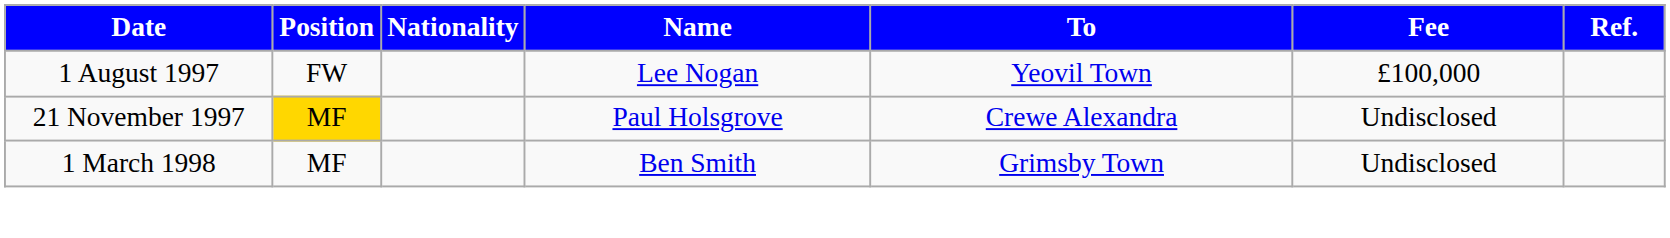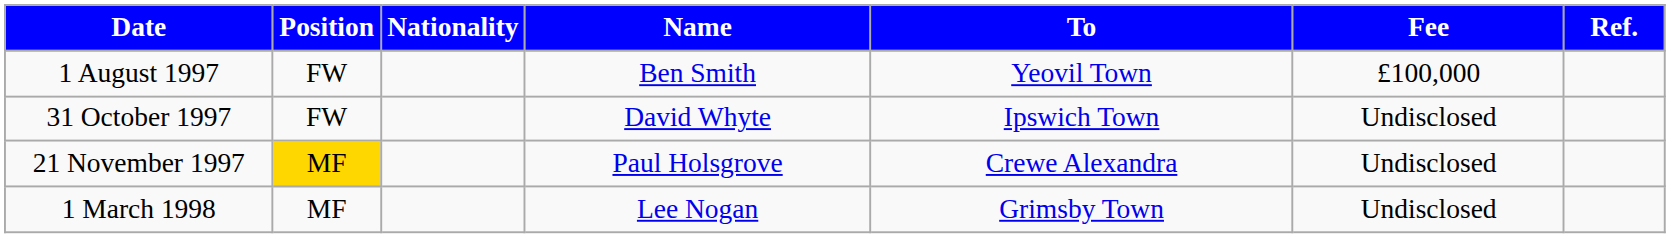(698, 72) Lee Nogan -> (698, 72) Ben Smith
+ row: (139, 118)
(698, 163) Ben Smith -> (698, 209) Lee Nogan
